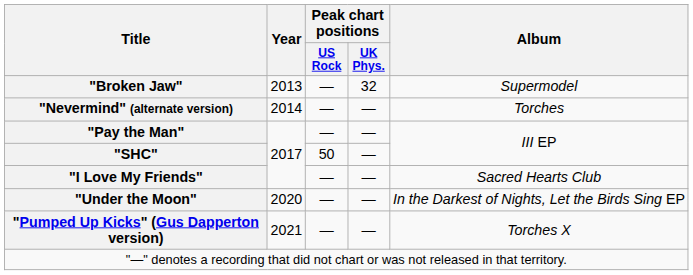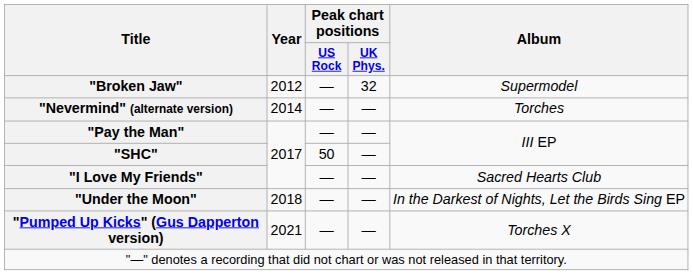(286, 86) 2013 -> (286, 86) 2012
(286, 199) 2020 -> (286, 199) 2018
